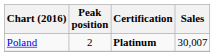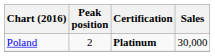(192, 42) 30,007 -> (192, 42) 30,000
